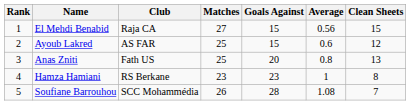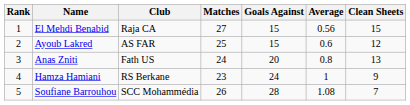(221, 60) 25 -> (221, 60) 24
(274, 76) 23 -> (274, 76) 24
(376, 76) 8 -> (376, 76) 9
